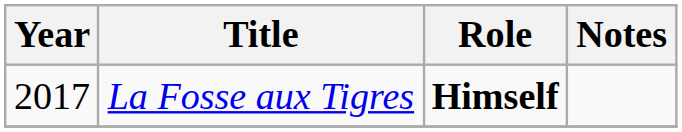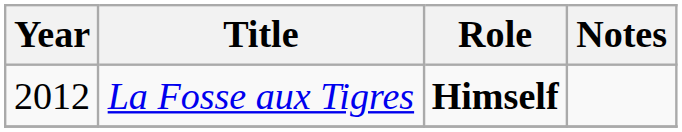(52, 95) 2017 -> (52, 95) 2012
